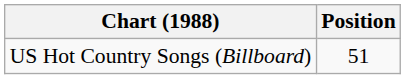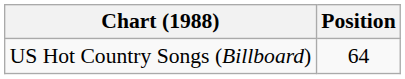(358, 55) 51 -> (358, 55) 64
